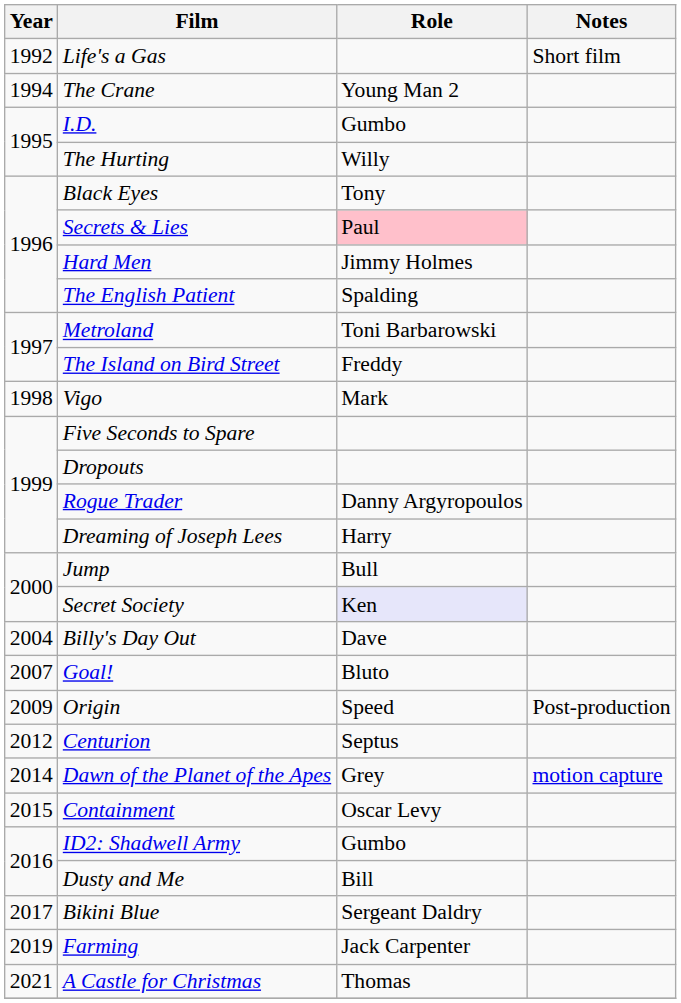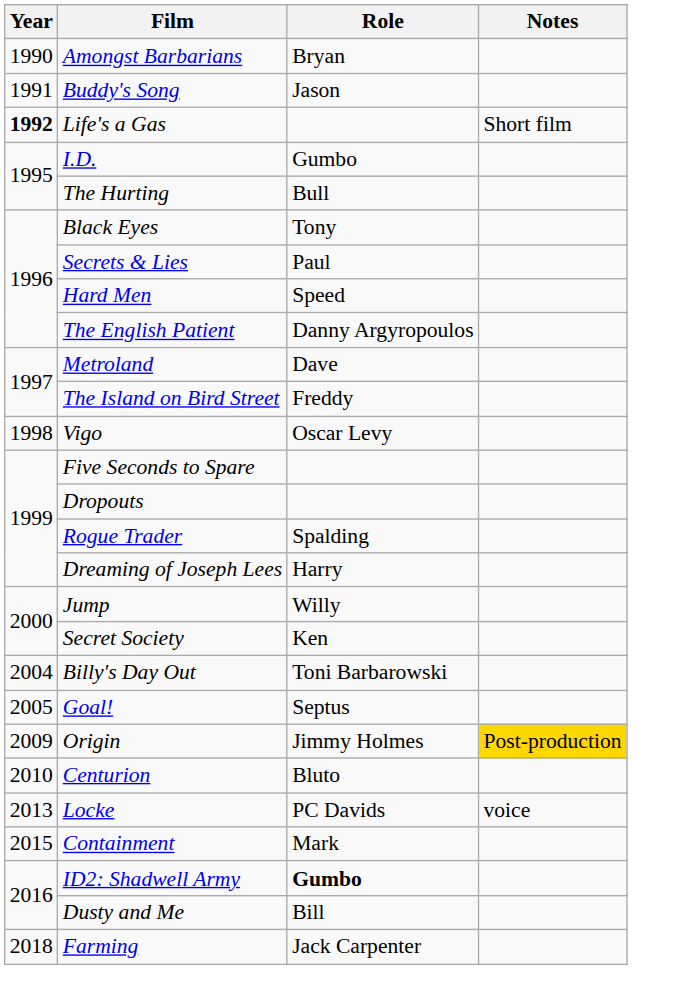+ row: (153, 55)
+ row: (121, 90)
(31, 55) normal -> (31, 124) bold
- row: (109, 90)
(365, 158) Willy -> (311, 192) Bull
(360, 227) pink background -> (311, 261) no background
(407, 261) Jimmy Holmes -> (319, 295) Speed
(380, 295) Spalding -> (383, 329) Danny Argyropoulos
(419, 329) Toni Barbarowski -> (315, 364) Dave
(365, 398) Mark -> (342, 432) Oscar Levy
(432, 501) Danny Argyropoulos -> (331, 535) Spalding
(360, 569) Bull -> (316, 603) Willy
(359, 603) lavender background -> (310, 638) no background
(364, 638) Dave -> (370, 672) Toni Barbarowski
(31, 672) 2007 -> (31, 706) 2005
(365, 672) Bluto -> (321, 706) Septus
(368, 706) Speed -> (358, 741) Jimmy Holmes
(602, 706) no background -> (553, 741) gold background
(31, 741) 2012 -> (31, 775) 2010
(370, 741) Septus -> (316, 775) Bluto
+ row: (89, 809)
- row: (197, 775)
(391, 809) Oscar Levy -> (316, 843) Mark
(374, 843) normal -> (327, 878) bold
- row: (111, 912)
(31, 946) 2019 -> (31, 946) 2018
- row: (162, 980)
